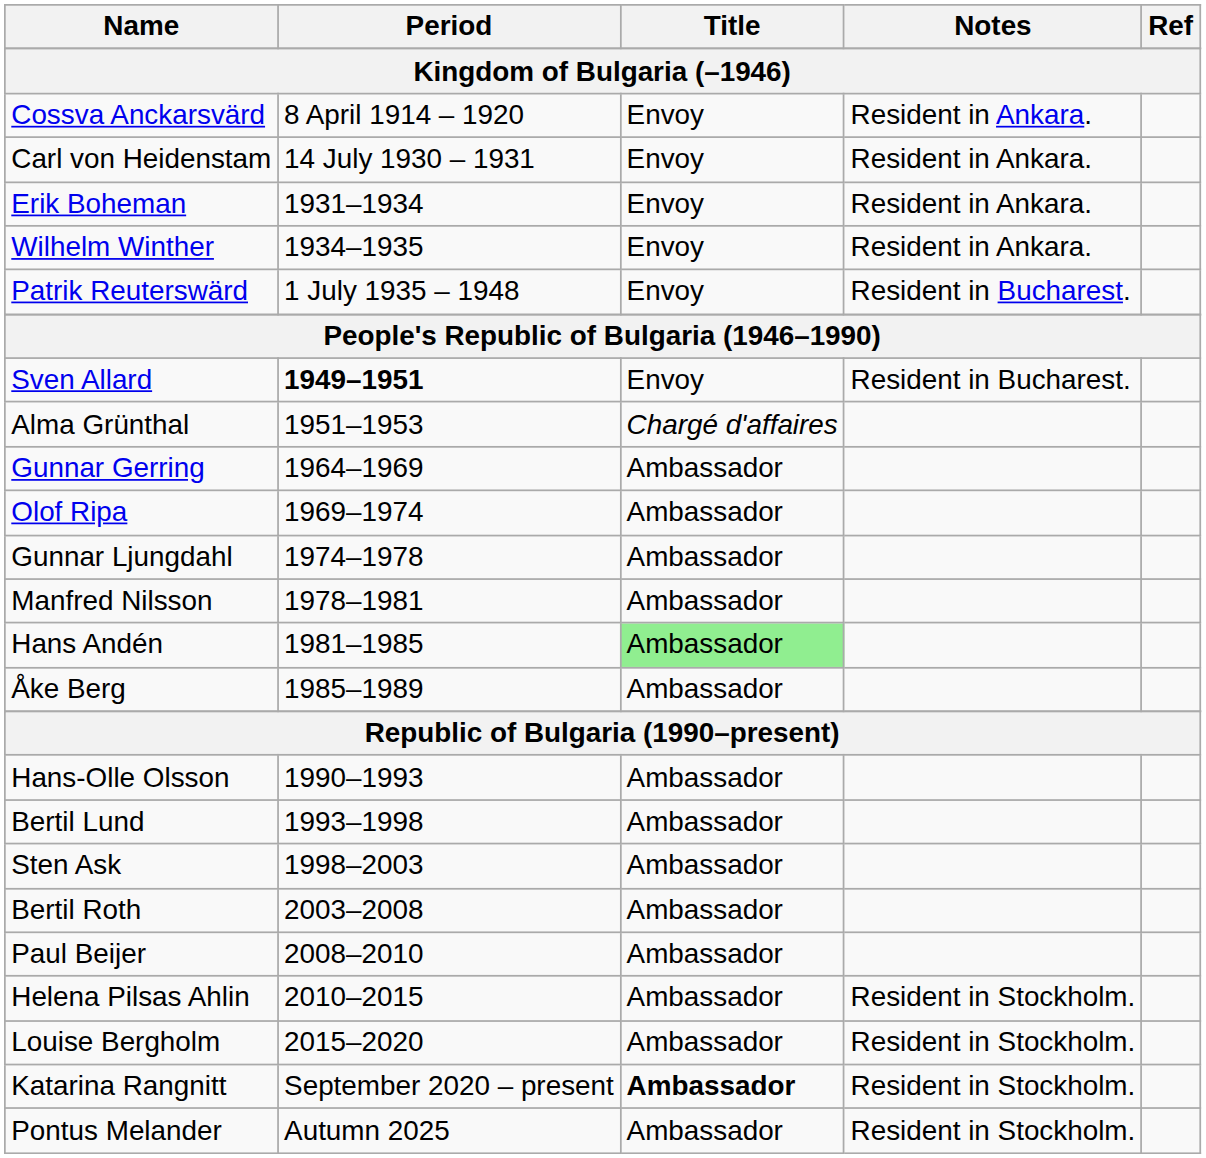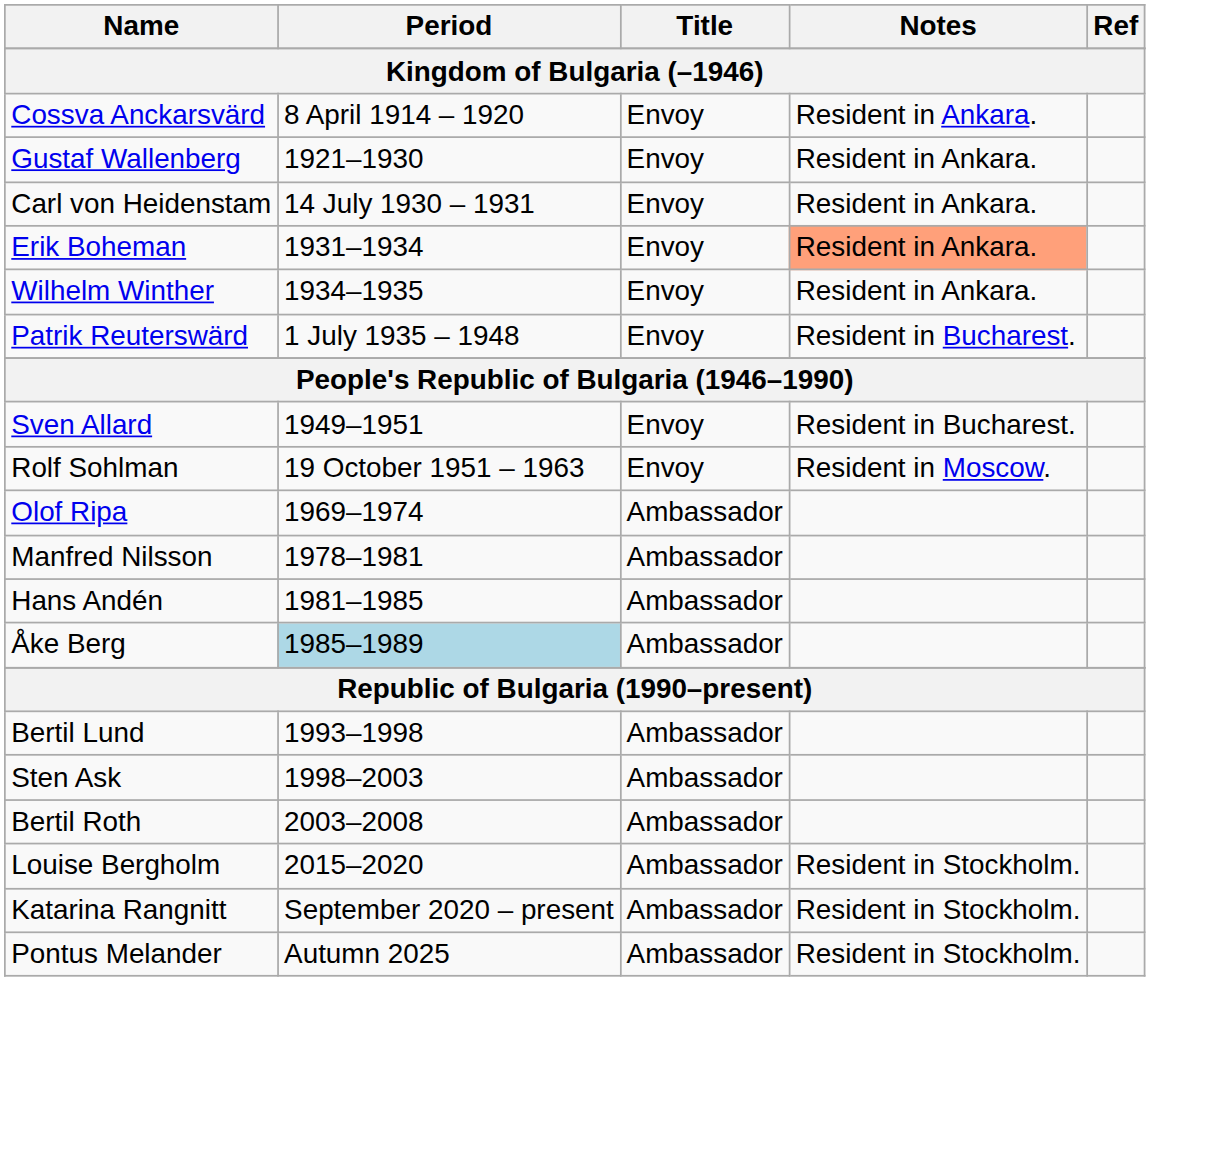+ row: (126, 159)
(971, 203) no background -> (916, 247) lightsalmon background
(354, 379) bold -> (354, 423) normal
+ row: (95, 468)
- row: (100, 423)
- row: (108, 468)
- row: (122, 556)
(705, 644) lightgreen background -> (705, 600) no background
(354, 688) no background -> (354, 644) lightblue background
- row: (120, 777)
- row: (79, 953)
- row: (130, 997)
(711, 1086) bold -> (705, 909) normal
